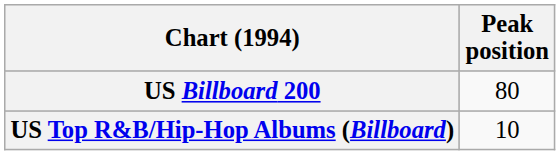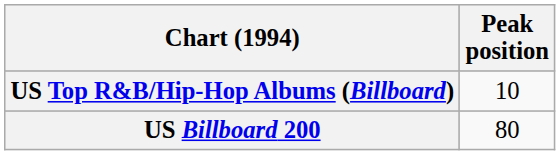rows swapped: (232, 90) <-> (232, 129)
